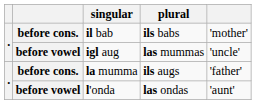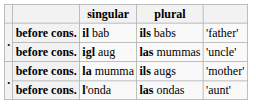(229, 33) 'mother' -> (222, 33) 'father'
(48, 52) before vowel -> (46, 52) before cons.
(226, 71) 'father' -> (225, 71) 'mother'
(48, 90) before vowel -> (46, 90) before cons.
